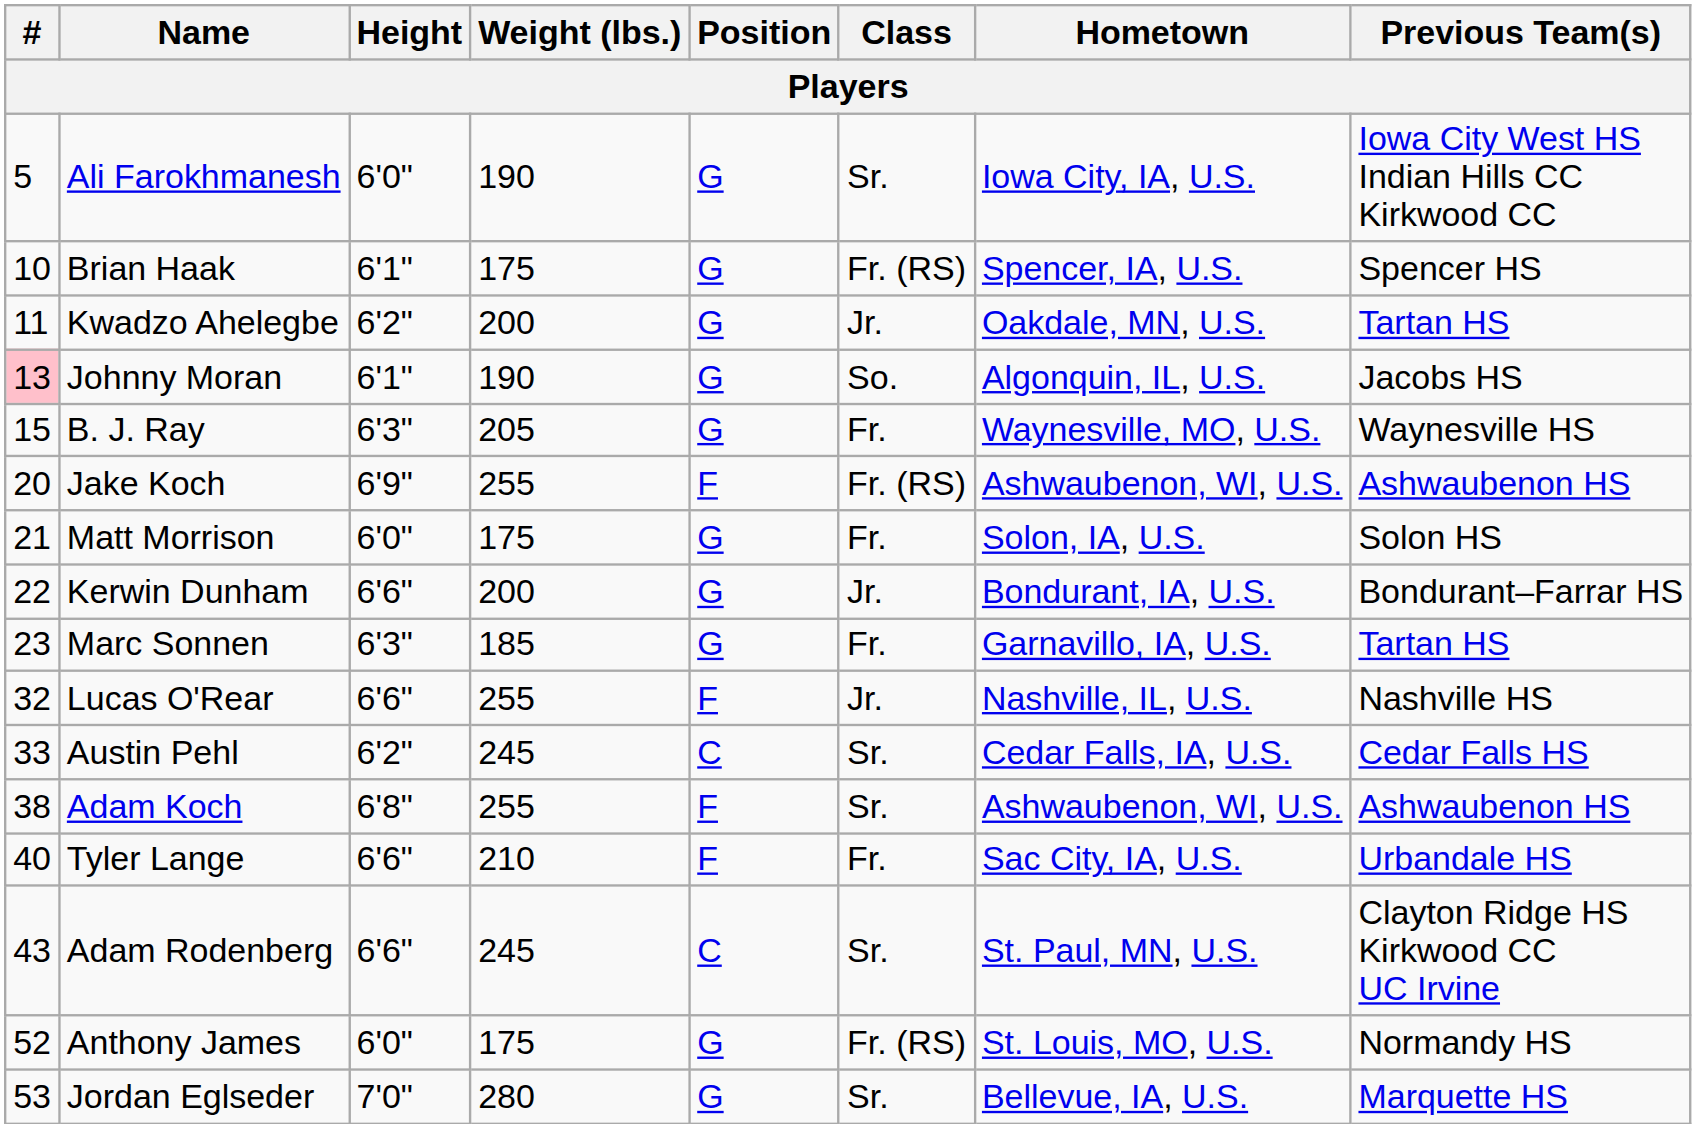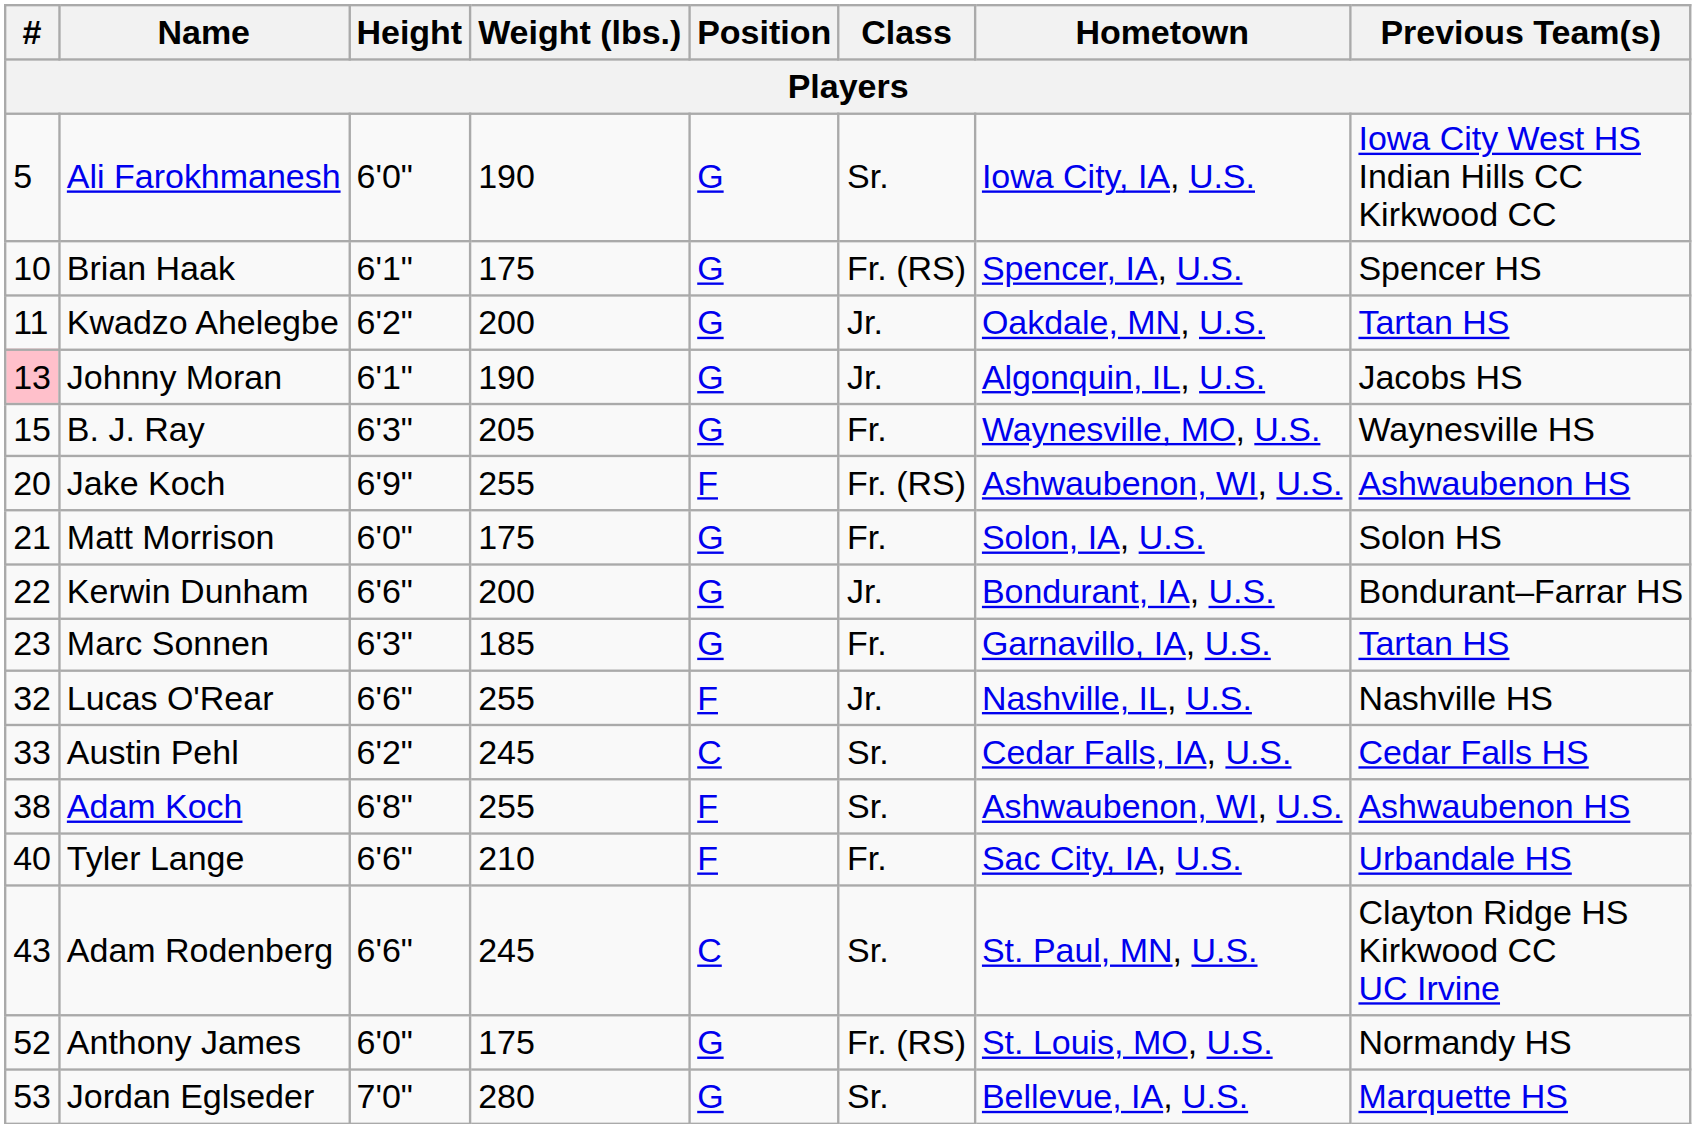(873, 376) So. -> (865, 376) Jr.
